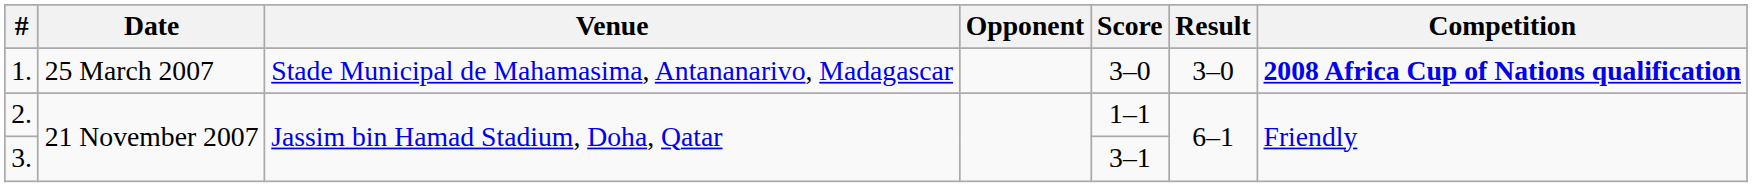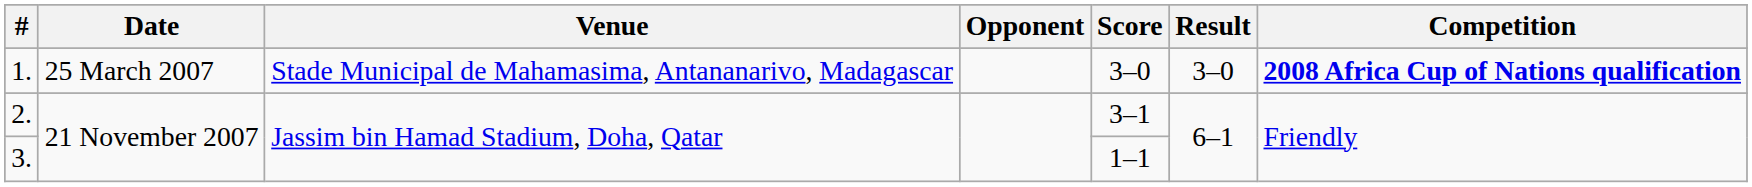(1130, 114) 1–1 -> (1130, 114) 3–1
(1130, 158) 3–1 -> (1130, 158) 1–1
